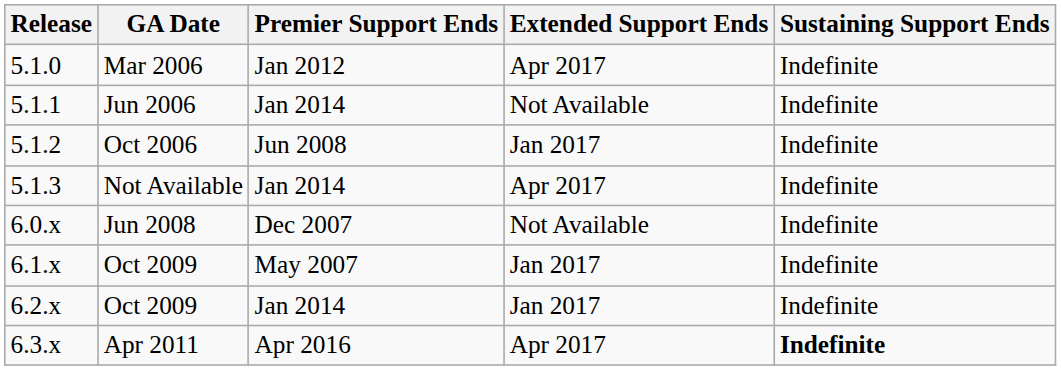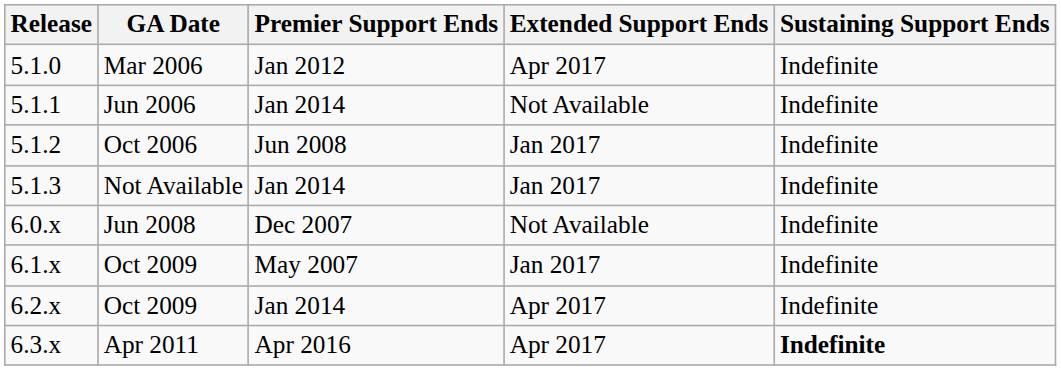(558, 184) Apr 2017 -> (555, 184) Jan 2017
(555, 305) Jan 2017 -> (558, 305) Apr 2017
